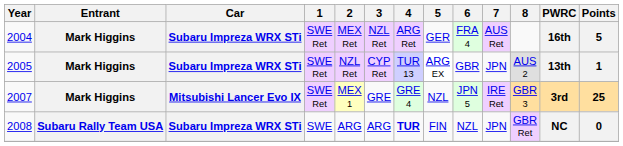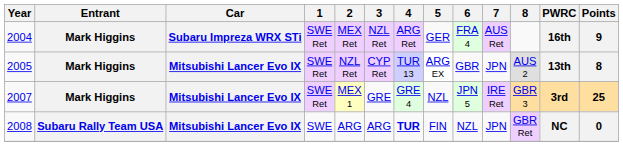(599, 37) 5 -> (599, 37) 9
(235, 66) Subaru Impreza WRX STi -> (235, 66) Mitsubishi Lancer Evo IX
(599, 66) 1 -> (599, 66) 8
(235, 126) Subaru Impreza WRX STi -> (235, 126) Mitsubishi Lancer Evo IX
